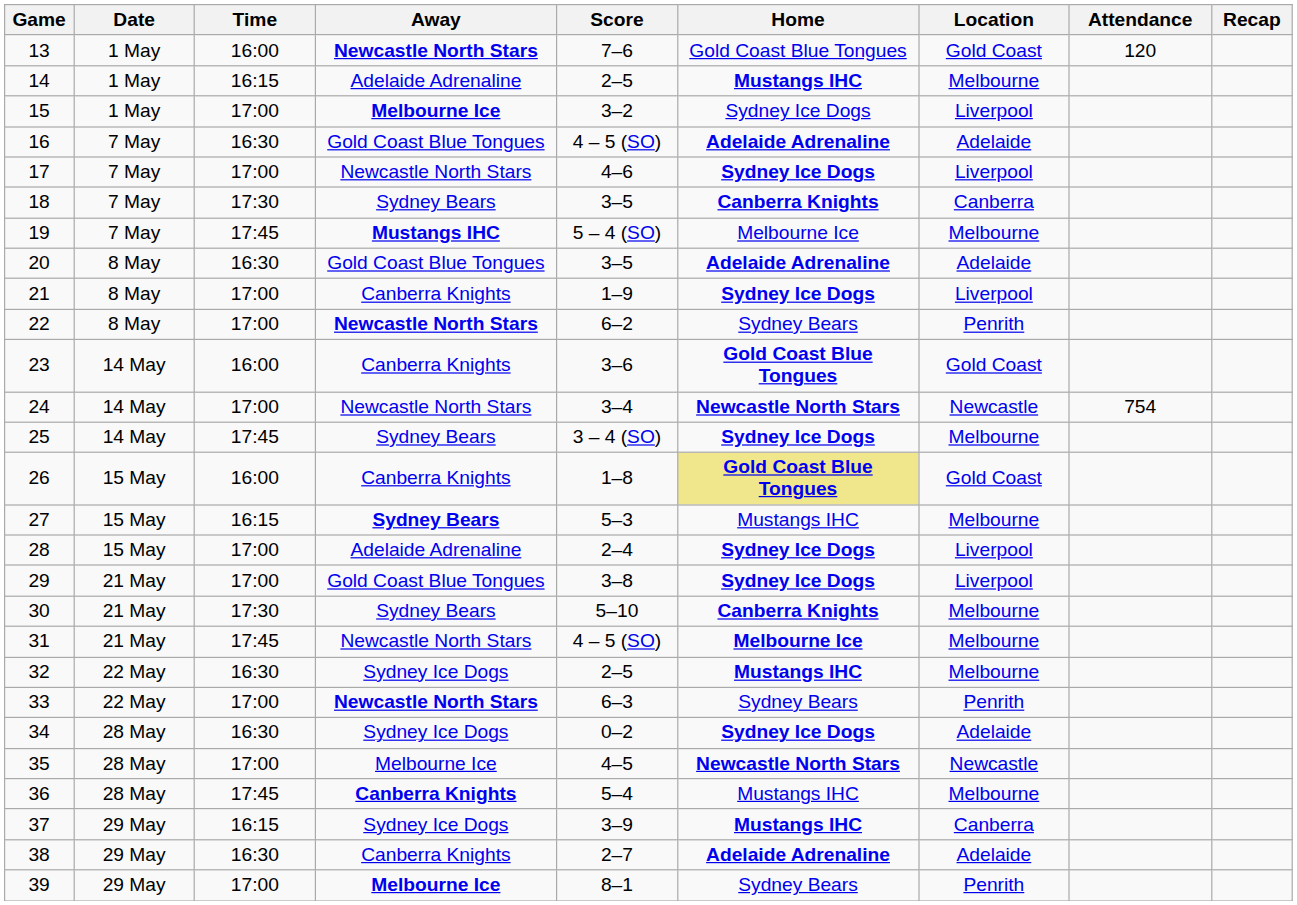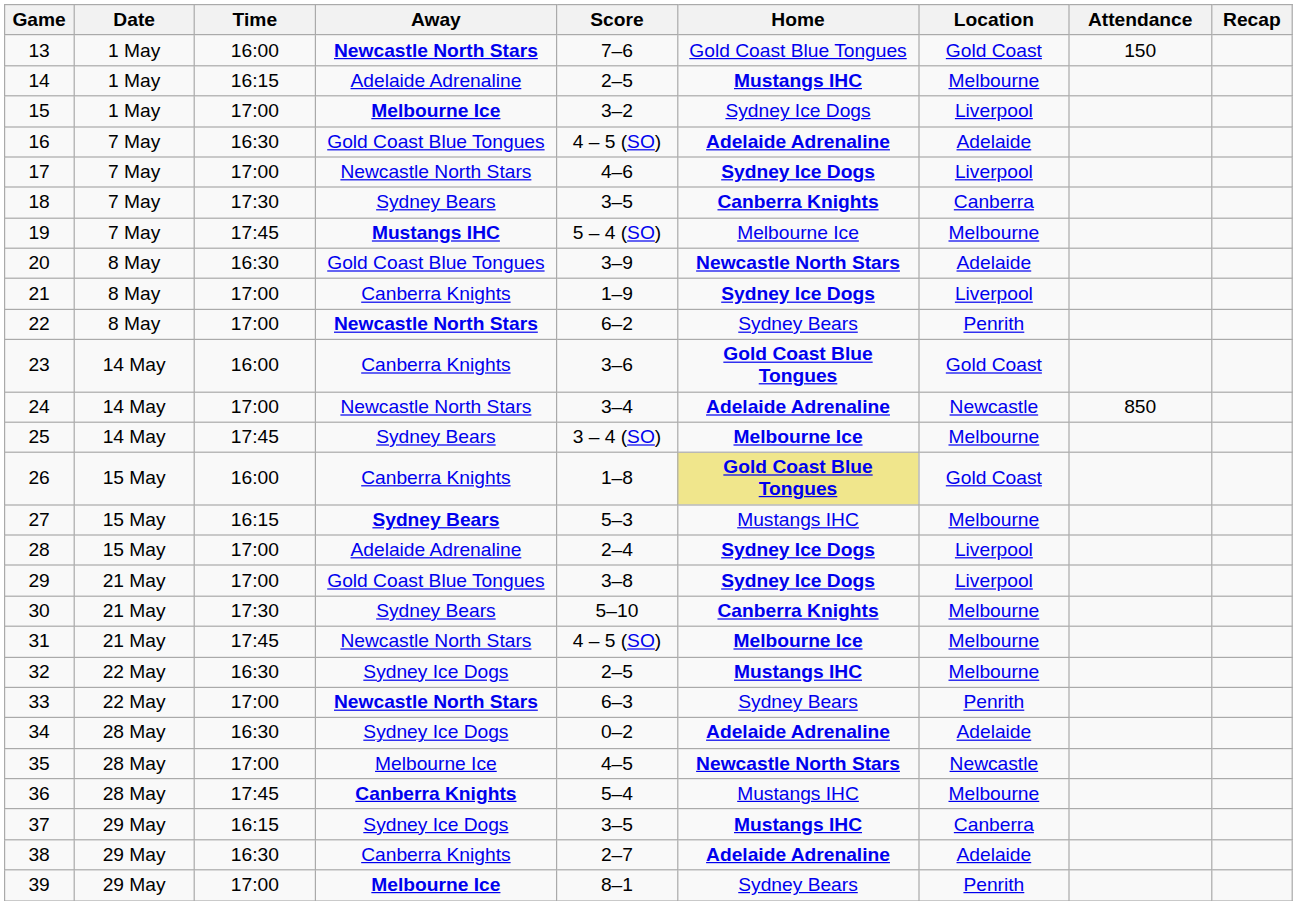(1140, 50) 120 -> (1140, 50) 150
(617, 263) 3–5 -> (617, 263) 3–9
(798, 263) Adelaide Adrenaline -> (798, 263) Newcastle North Stars
(798, 406) Newcastle North Stars -> (798, 406) Adelaide Adrenaline
(1140, 406) 754 -> (1140, 406) 850
(798, 437) Sydney Ice Dogs -> (798, 437) Melbourne Ice
(798, 732) Sydney Ice Dogs -> (798, 732) Adelaide Adrenaline
(617, 824) 3–9 -> (617, 824) 3–5
